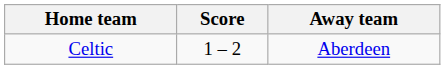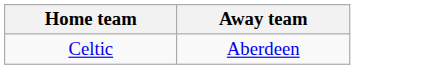- column: (222, 19)
